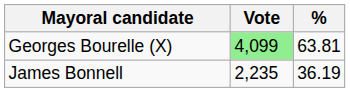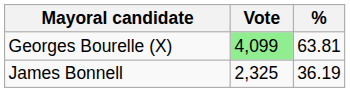(256, 73) 2,235 -> (256, 73) 2,325
